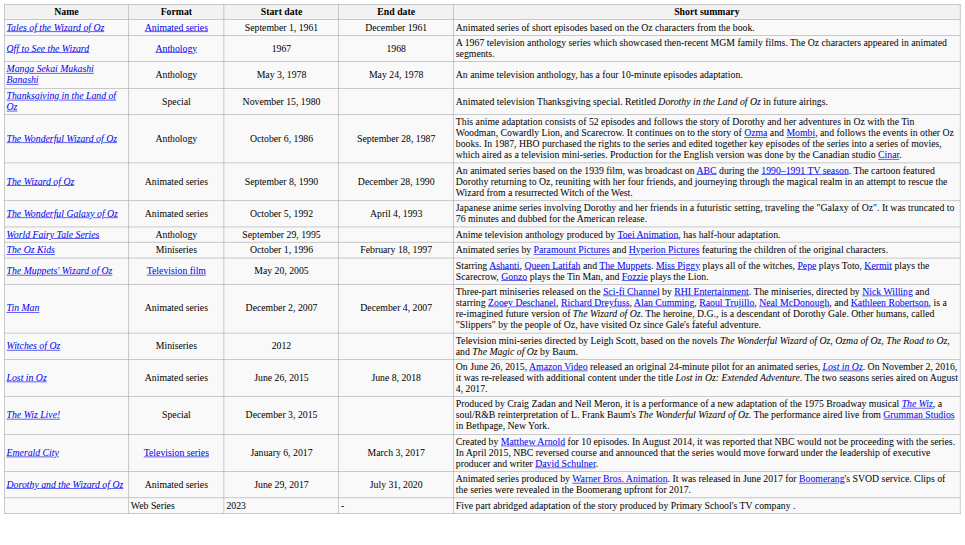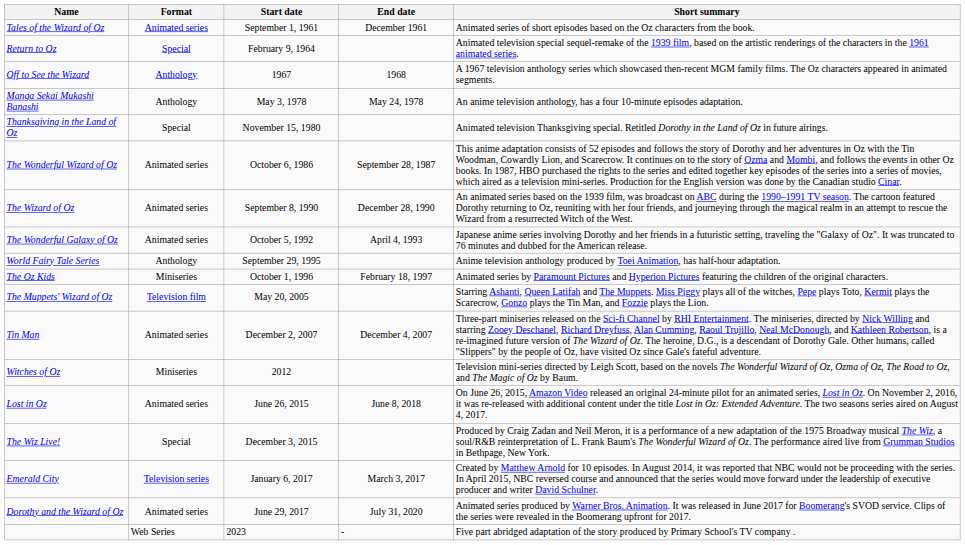+ row: (31, 48)
(176, 139) Anthology -> (176, 165) Animated series
